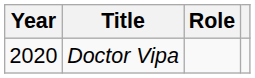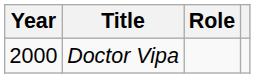(33, 55) 2020 -> (33, 55) 2000
